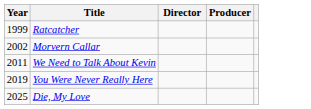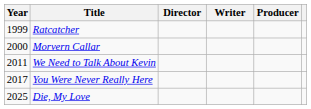+ column: (230, 12)
(17, 46) 2002 -> (17, 46) 2000
(17, 79) 2019 -> (17, 79) 2017
